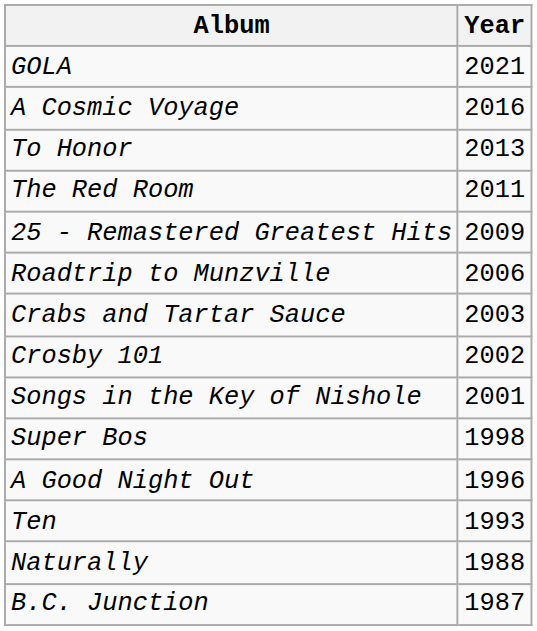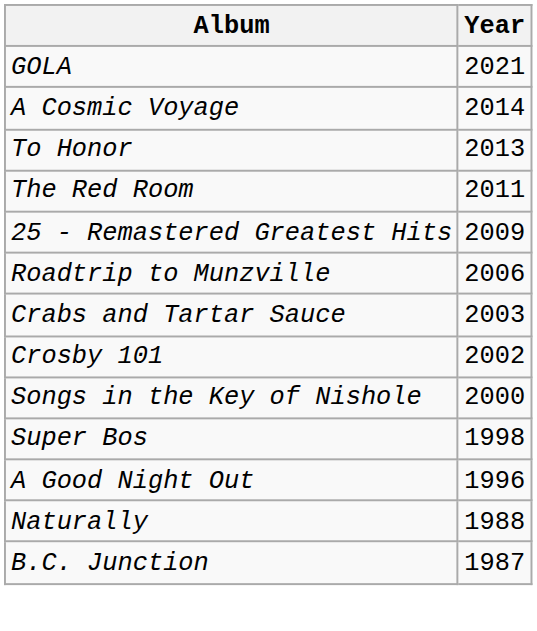(495, 108) 2016 -> (495, 108) 2014
(495, 397) 2001 -> (495, 397) 2000
- row: (34, 521)
